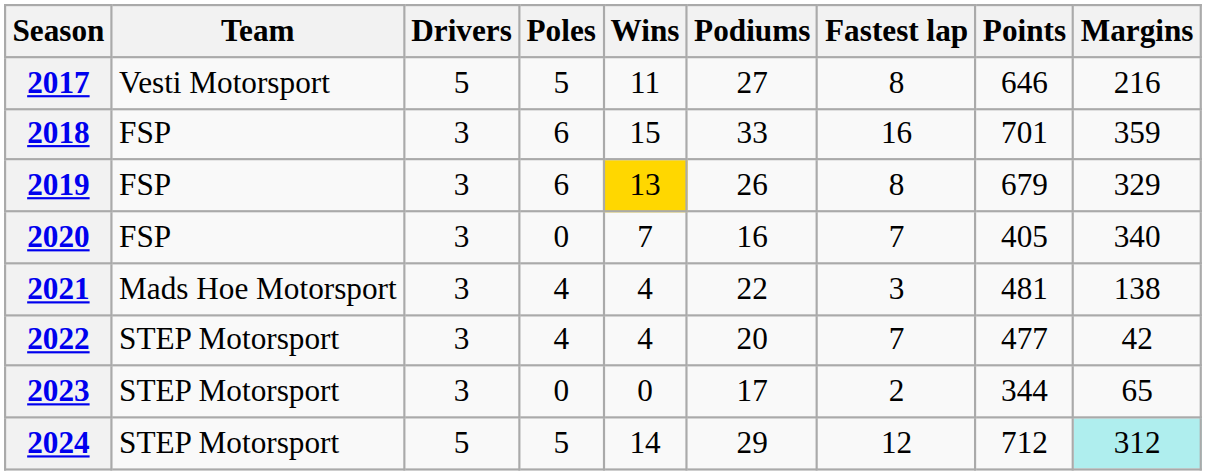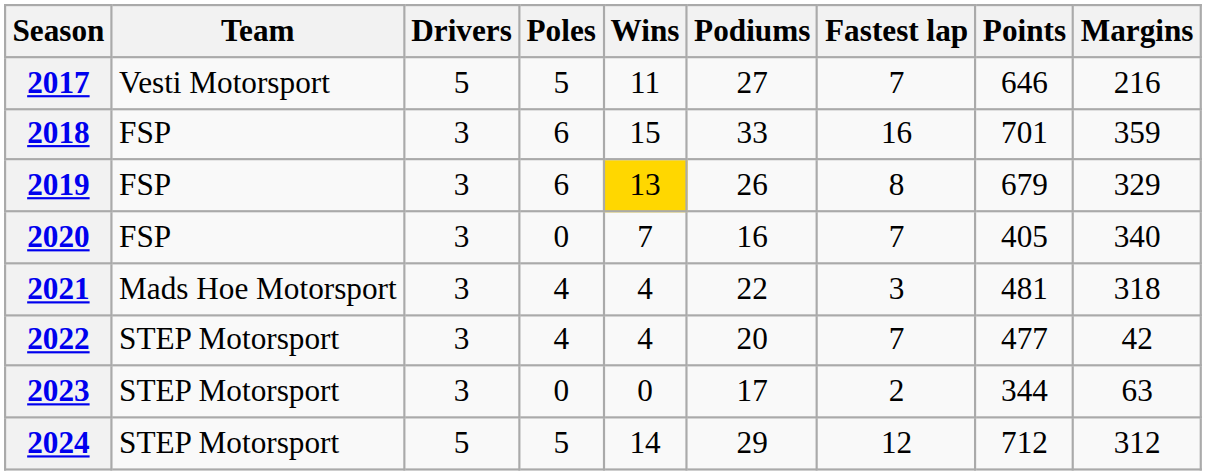(897, 82) 8 -> (897, 82) 7
(1137, 288) 138 -> (1137, 288) 318
(1137, 391) 65 -> (1137, 391) 63
(1137, 442) paleturquoise background -> (1137, 442) no background
